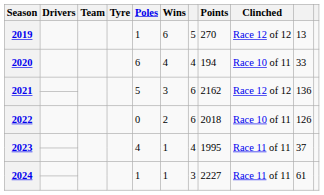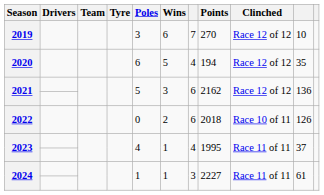(138, 35) 1 -> (138, 35) 3
(193, 35) 5 -> (193, 35) 7
(301, 35) 13 -> (301, 35) 10
(165, 63) 4 -> (165, 63) 5
(262, 63) Race 10 of 11 -> (262, 63) Race 12 of 12
(301, 63) 33 -> (301, 63) 35
